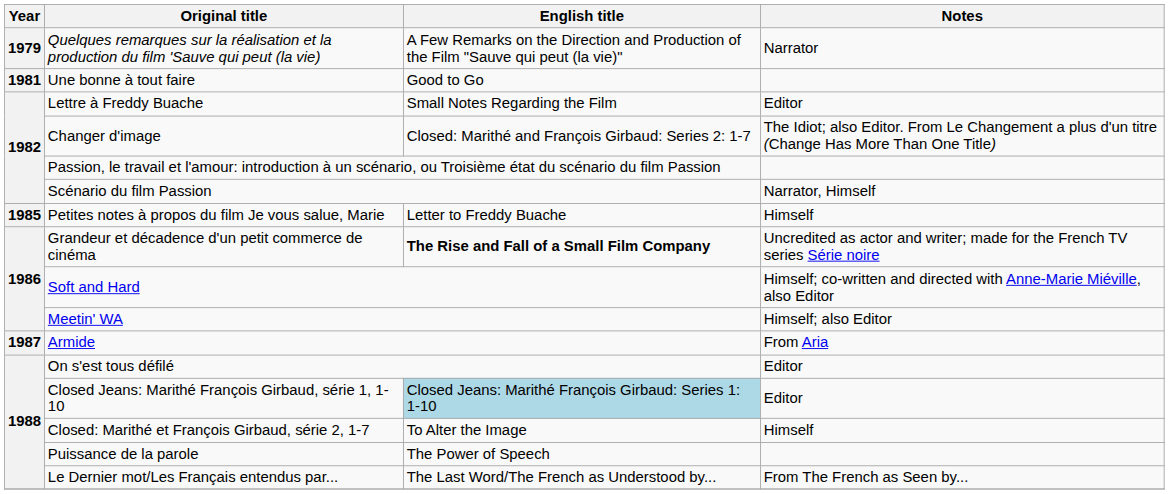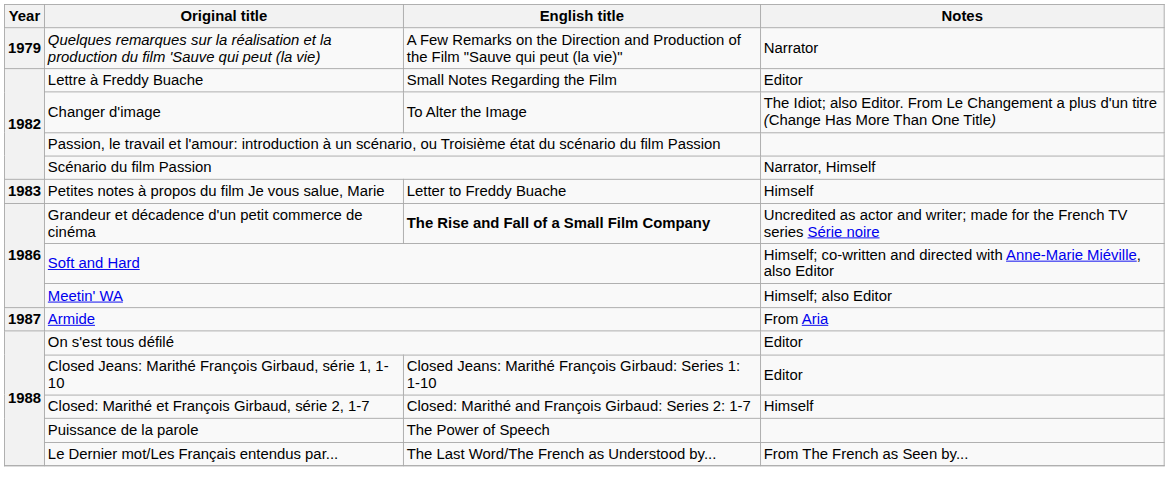- row: (121, 80)
(579, 135) Closed: Marithé and François Girbaud: Series 2: 1-7 -> (467, 112) To Alter the Image
(24, 214) 1985 -> (24, 191) 1983
(573, 398) lightblue background -> (573, 374) no background
(467, 430) To Alter the Image -> (579, 406) Closed: Marithé and François Girbaud: Series 2: 1-7
